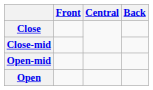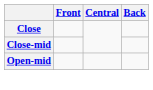- row: (29, 77)
